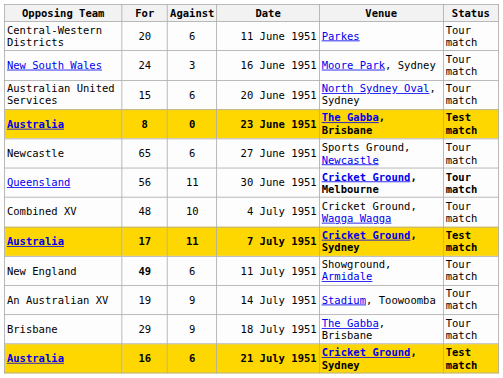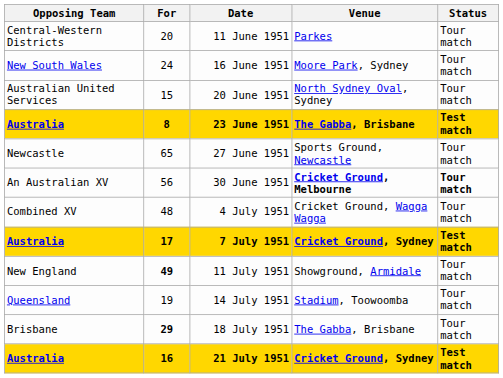- column: (192, 13)
(39, 183) Queensland -> (58, 183) An Australian XV
(58, 300) An Australian XV -> (39, 300) Queensland
(145, 329) normal -> (167, 329) bold
